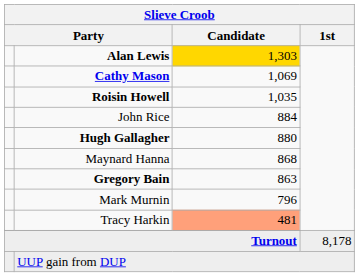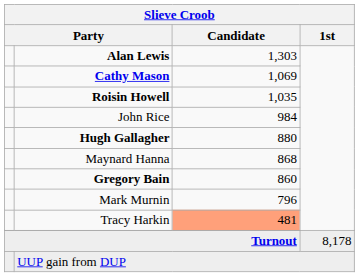(282, 55) gold background -> (282, 55) no background
(287, 117) 884 -> (287, 117) 984
(287, 179) 863 -> (287, 179) 860
